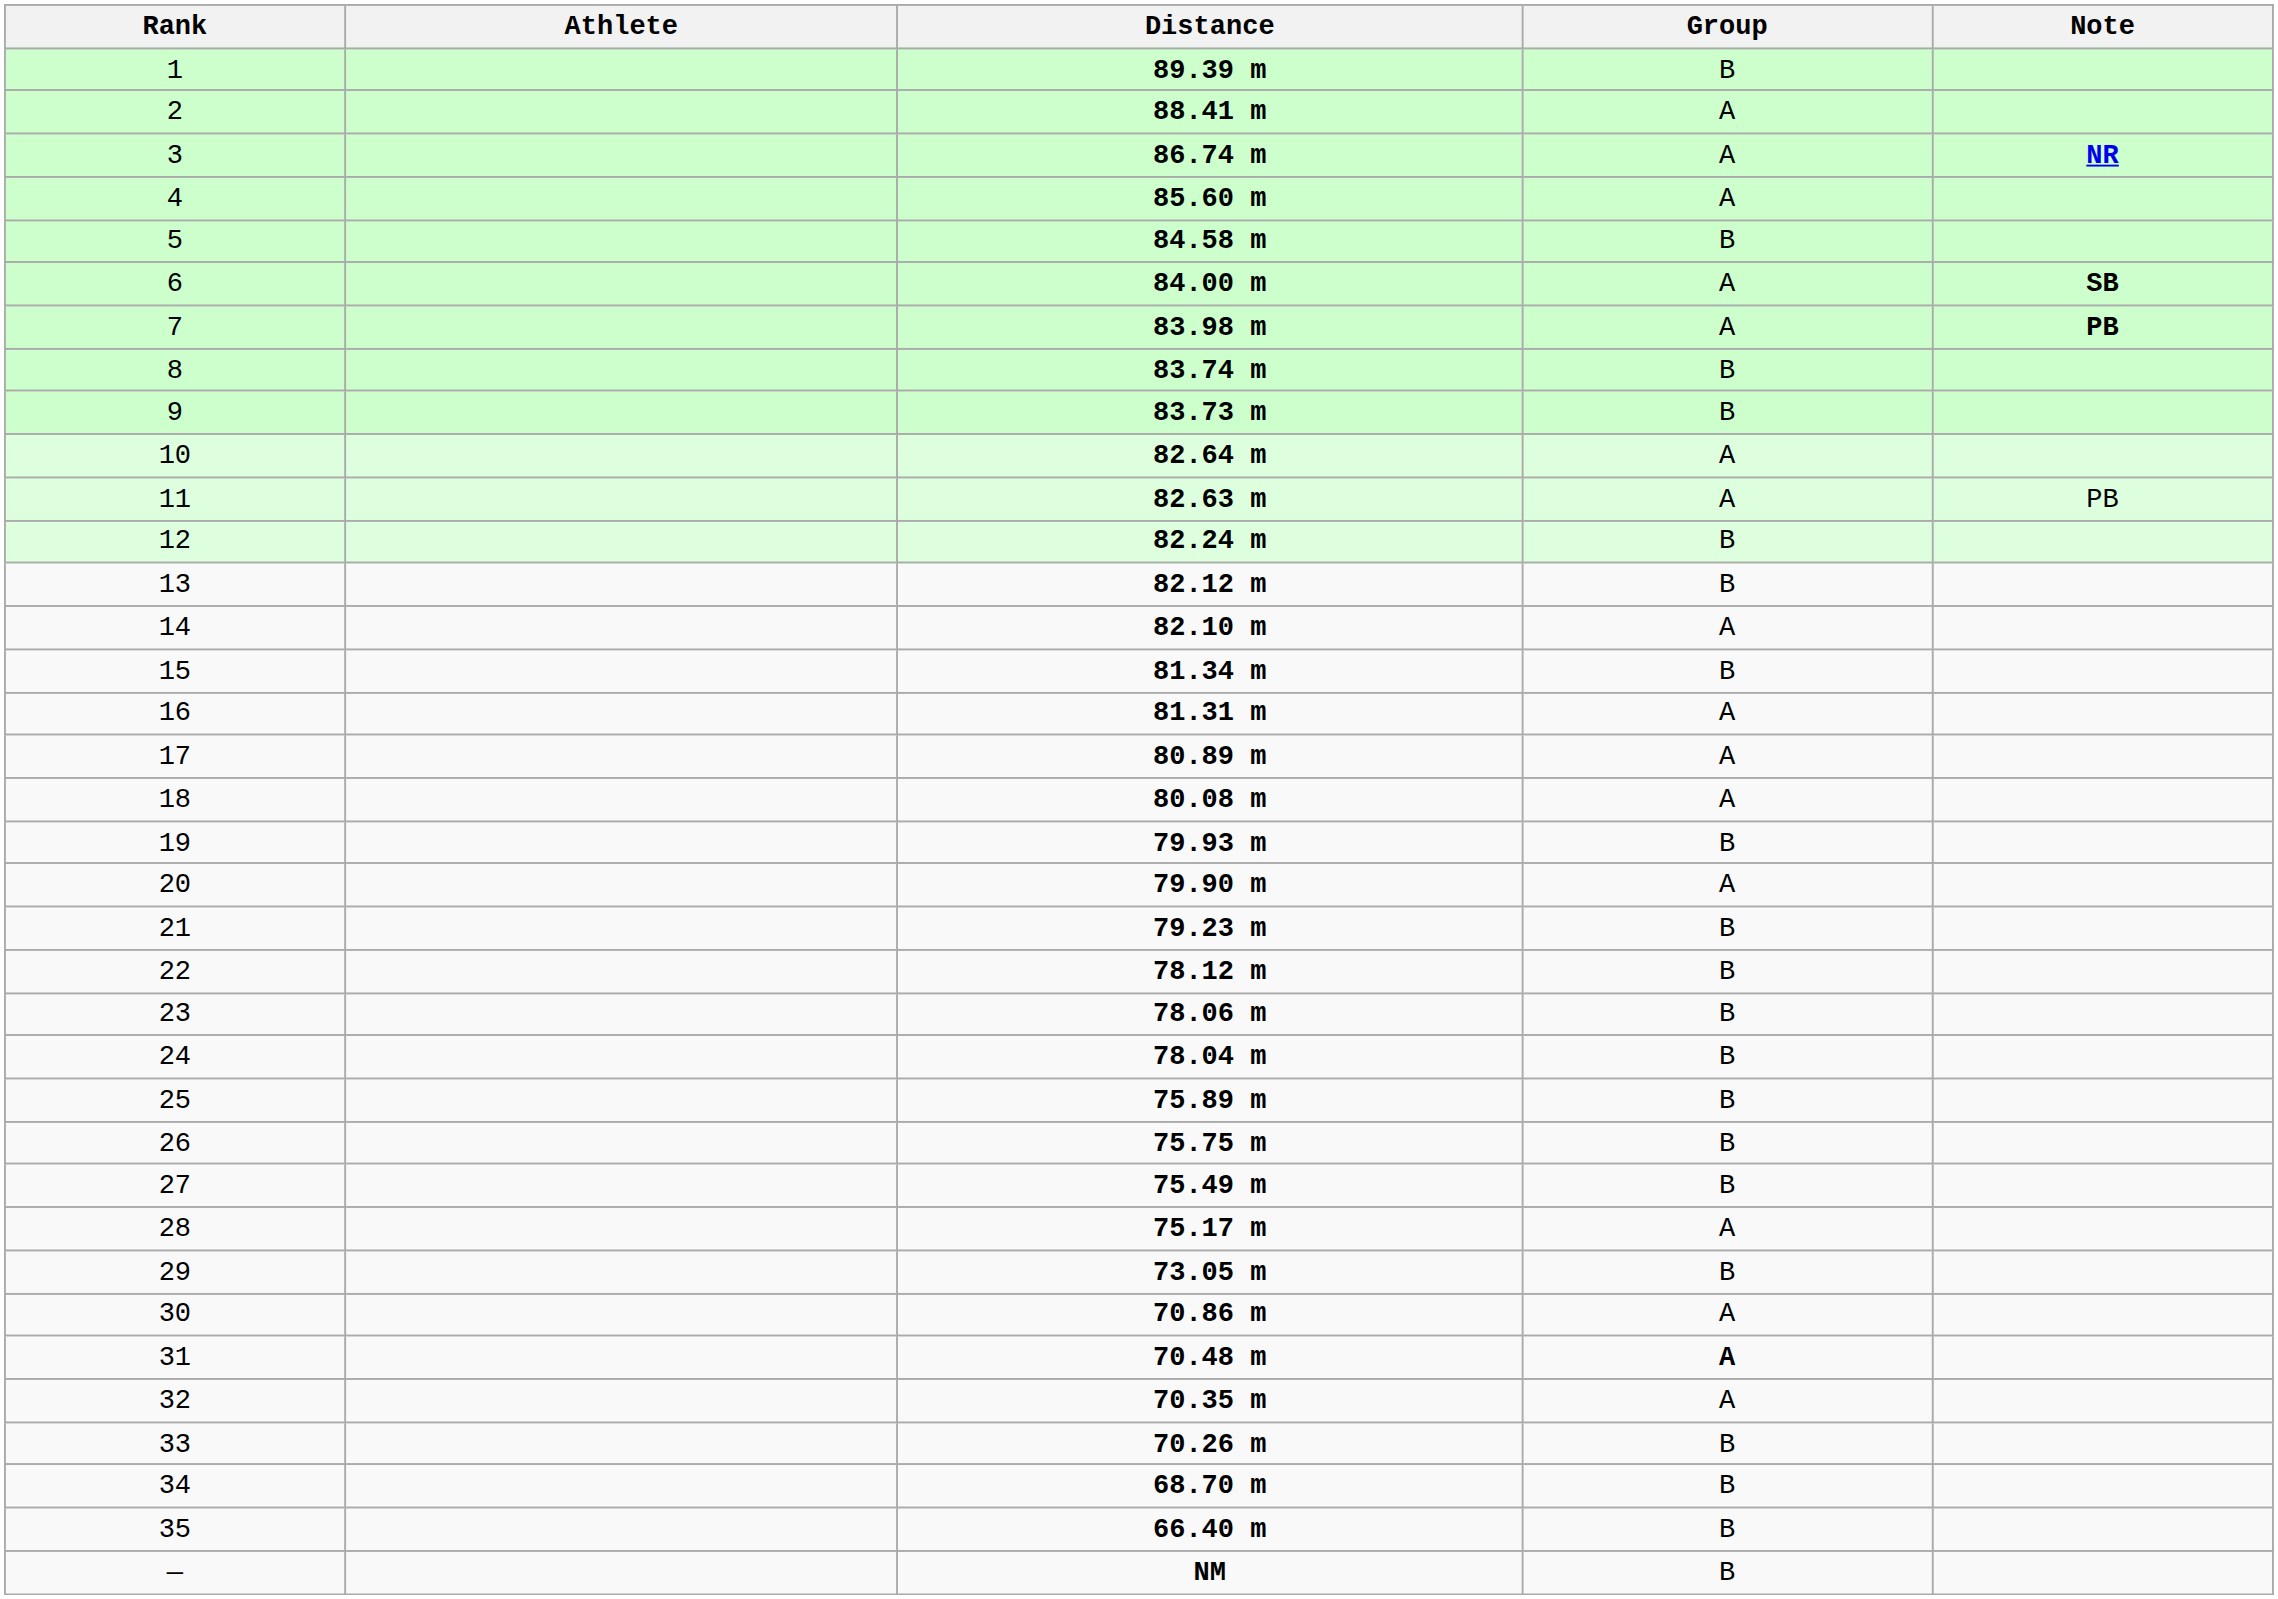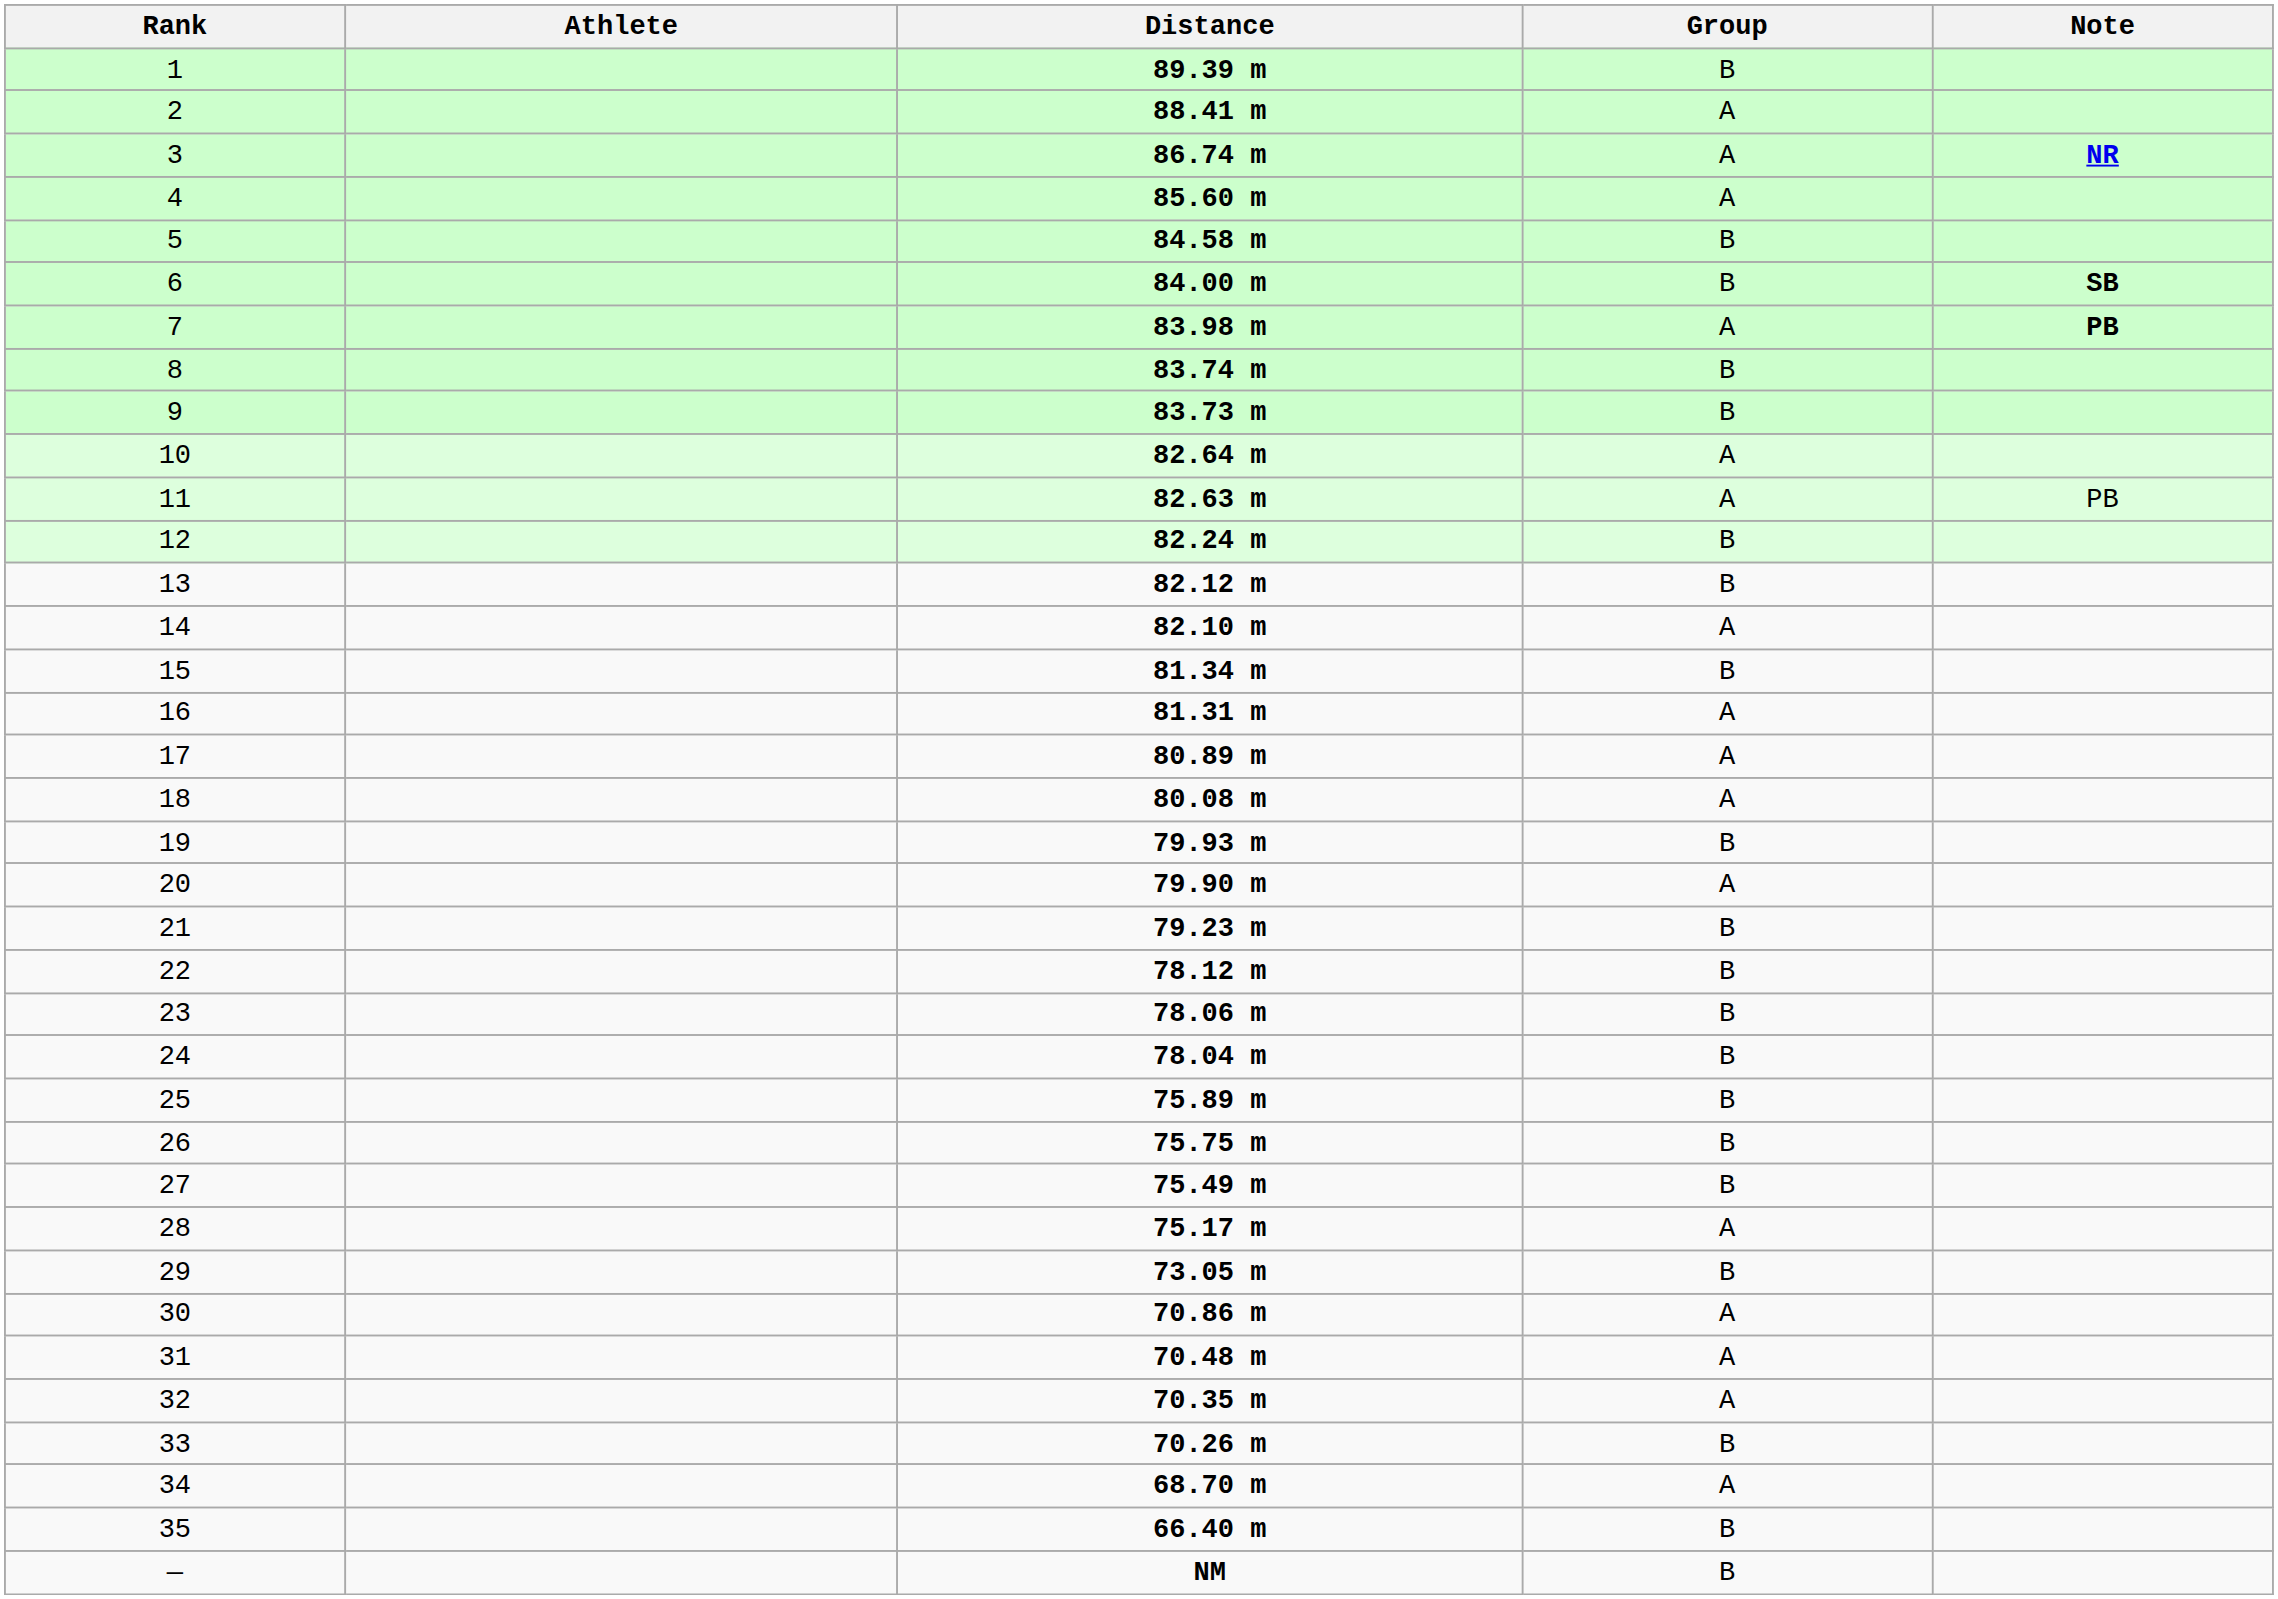(1727, 284) A -> (1727, 284) B
(1727, 1358) bold -> (1727, 1358) normal
(1727, 1487) B -> (1727, 1487) A
